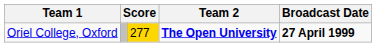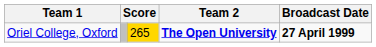(140, 32) 277 -> (140, 32) 265
